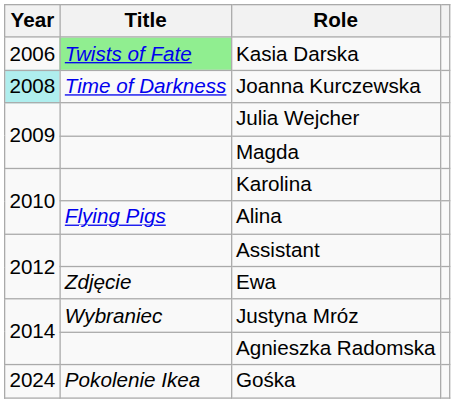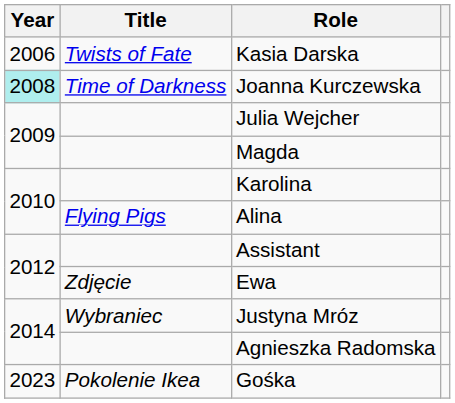(128, 53) lightgreen background -> (128, 53) no background
(32, 380) 2024 -> (32, 380) 2023
